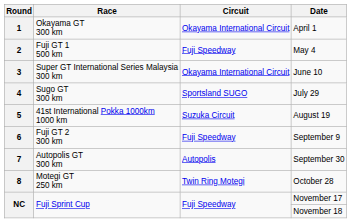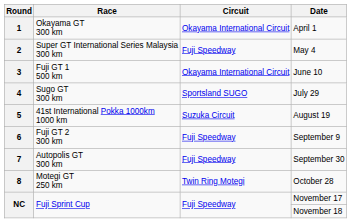(53, 50) Fuji GT 1 500 km -> (107, 50) Super GT International Series Malaysia 300 km
(107, 71) Super GT International Series Malaysia 300 km -> (53, 71) Fuji GT 1 500 km
(199, 159) Autopolis -> (209, 159) Fuji Speedway
